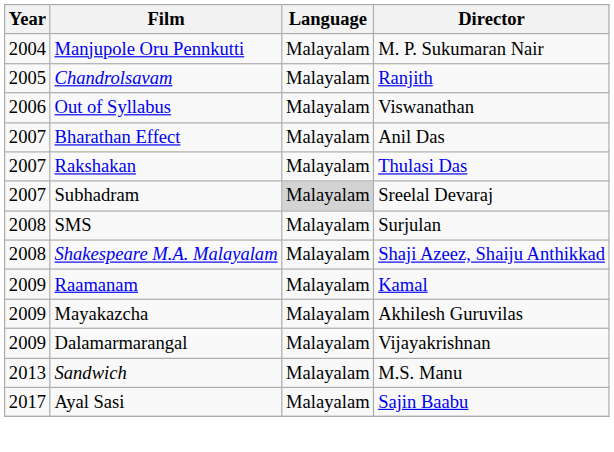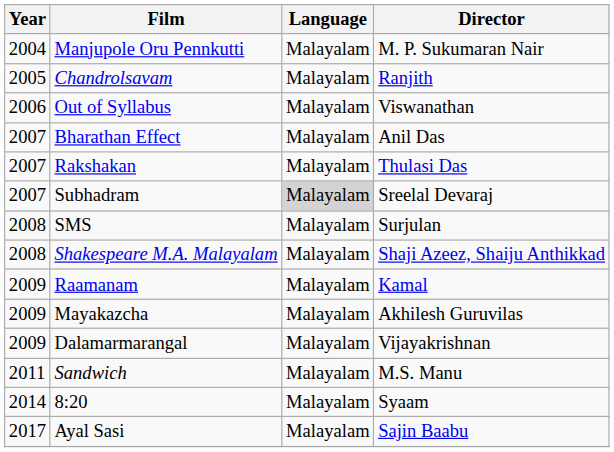(27, 372) 2013 -> (27, 372) 2011
+ row: (71, 401)
